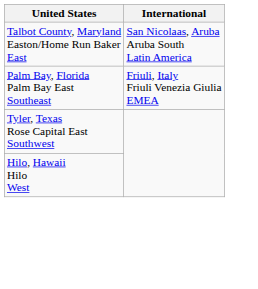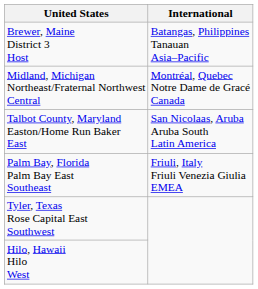+ row: (41, 44)
+ row: (76, 87)
